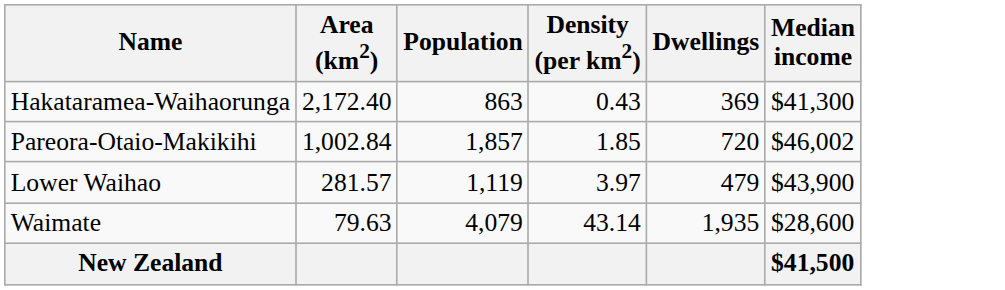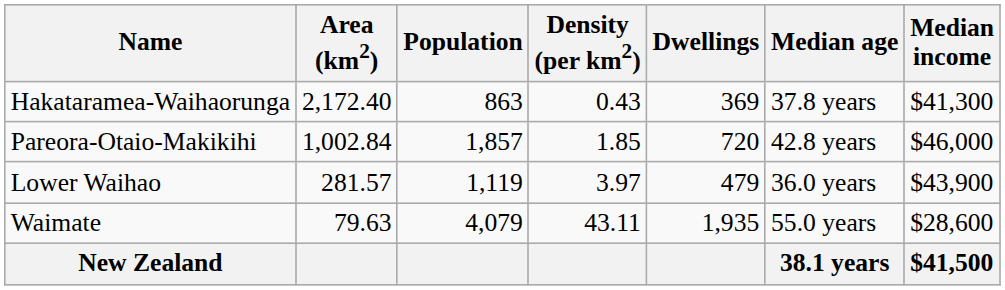+ column: (835, 42)
(813, 141) $46,002 -> (952, 141) $46,000
(612, 222) 43.14 -> (612, 222) 43.11
